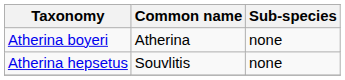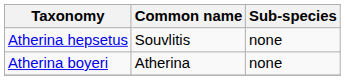rows swapped: (58, 39) <-> (68, 63)
